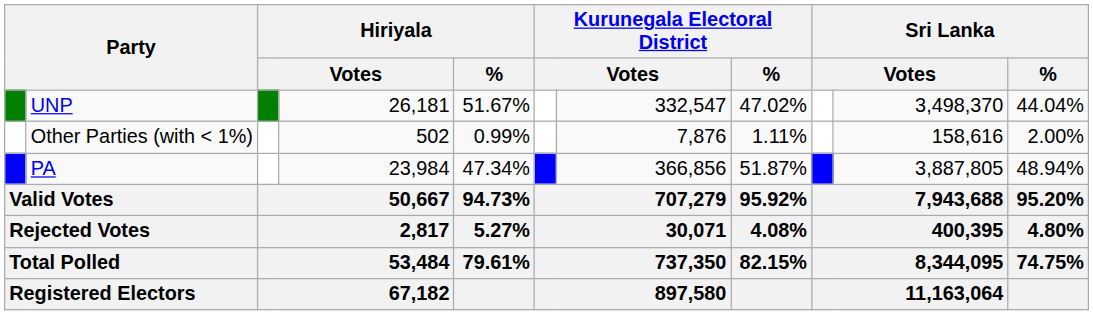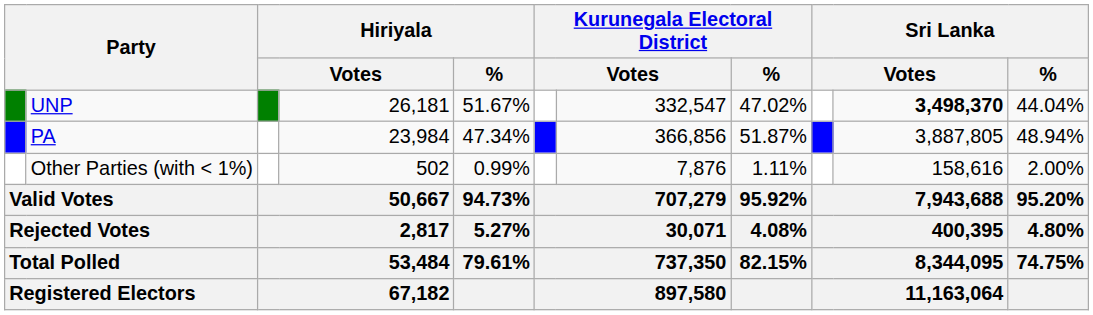(959, 105) normal -> (959, 105) bold
rows swapped: (43, 168) <-> (142, 136)
